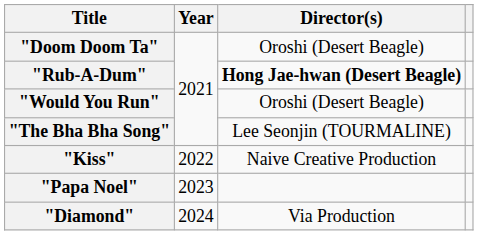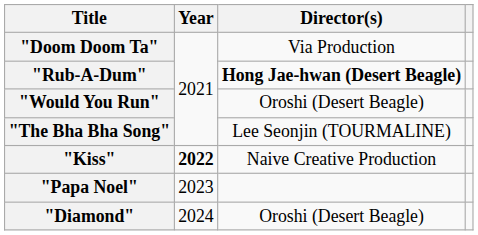(342, 46) Oroshi (Desert Beagle) -> (342, 46) Via Production
(196, 159) normal -> (196, 159) bold
(342, 215) Via Production -> (342, 215) Oroshi (Desert Beagle)
